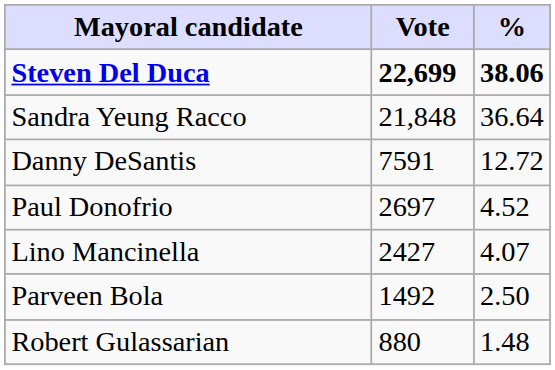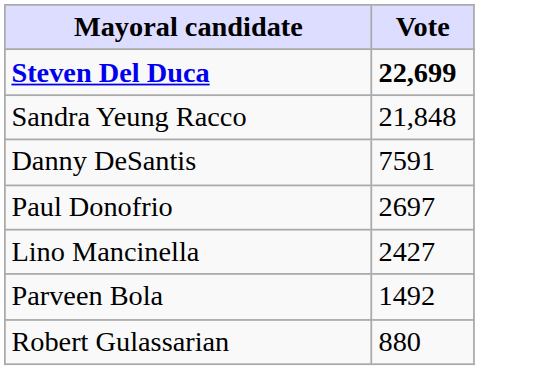- column: (512, 26)
